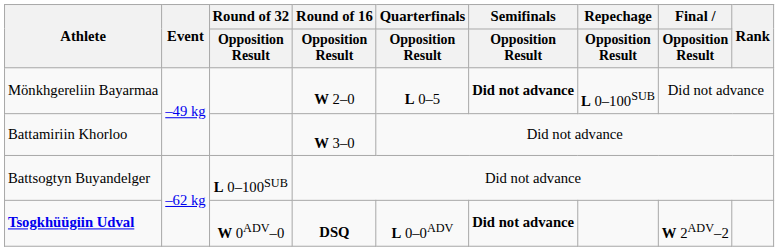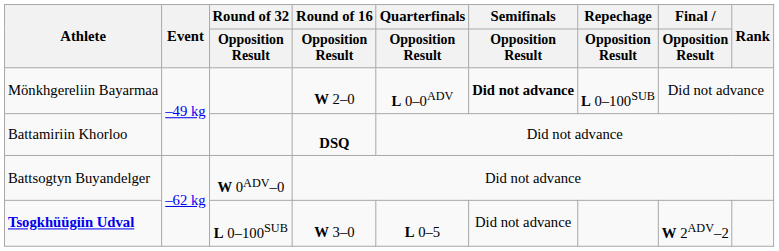(422, 99) L 0–5 -> (422, 99) L 0–0ADV
(334, 143) W 3–0 -> (334, 143) DSQ
(251, 186) L 0–100SUB -> (251, 186) W 0ADV–0
(251, 232) W 0ADV–0 -> (251, 232) L 0–100SUB
(334, 232) DSQ -> (334, 232) W 3–0
(422, 232) L 0–0ADV -> (422, 232) L 0–5
(523, 223) bold -> (523, 223) normal
